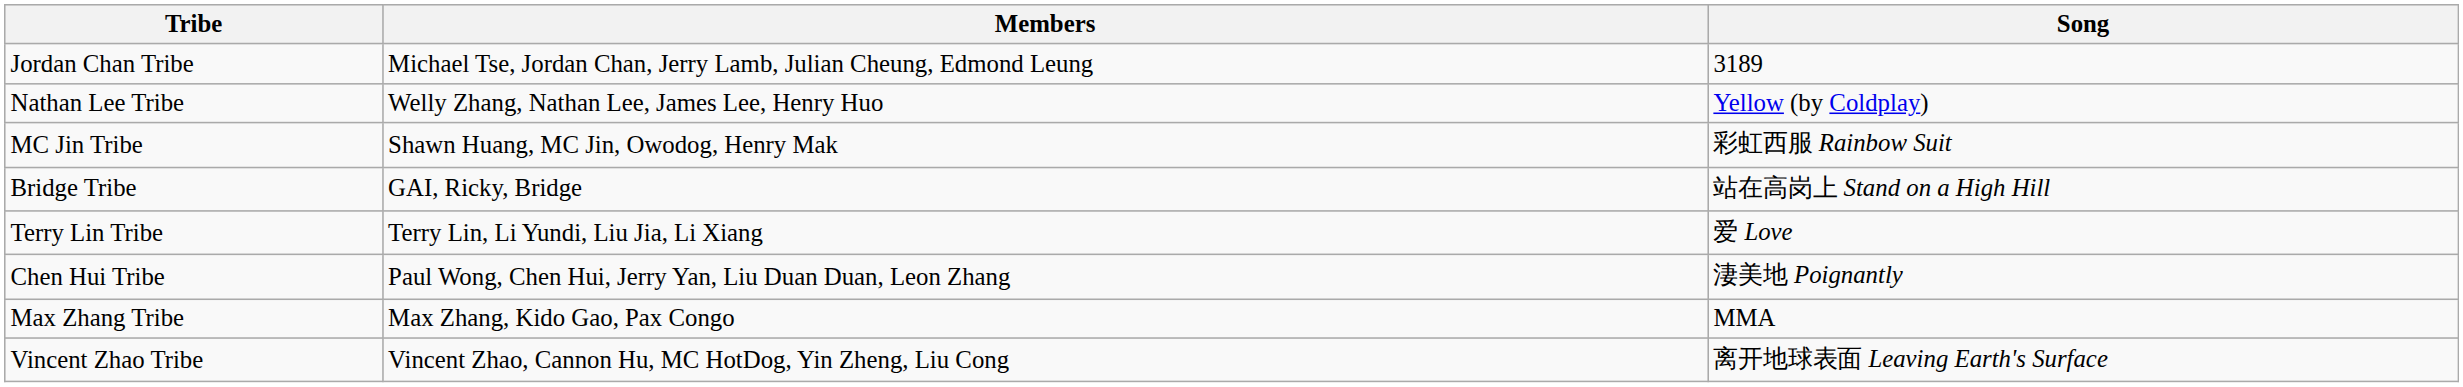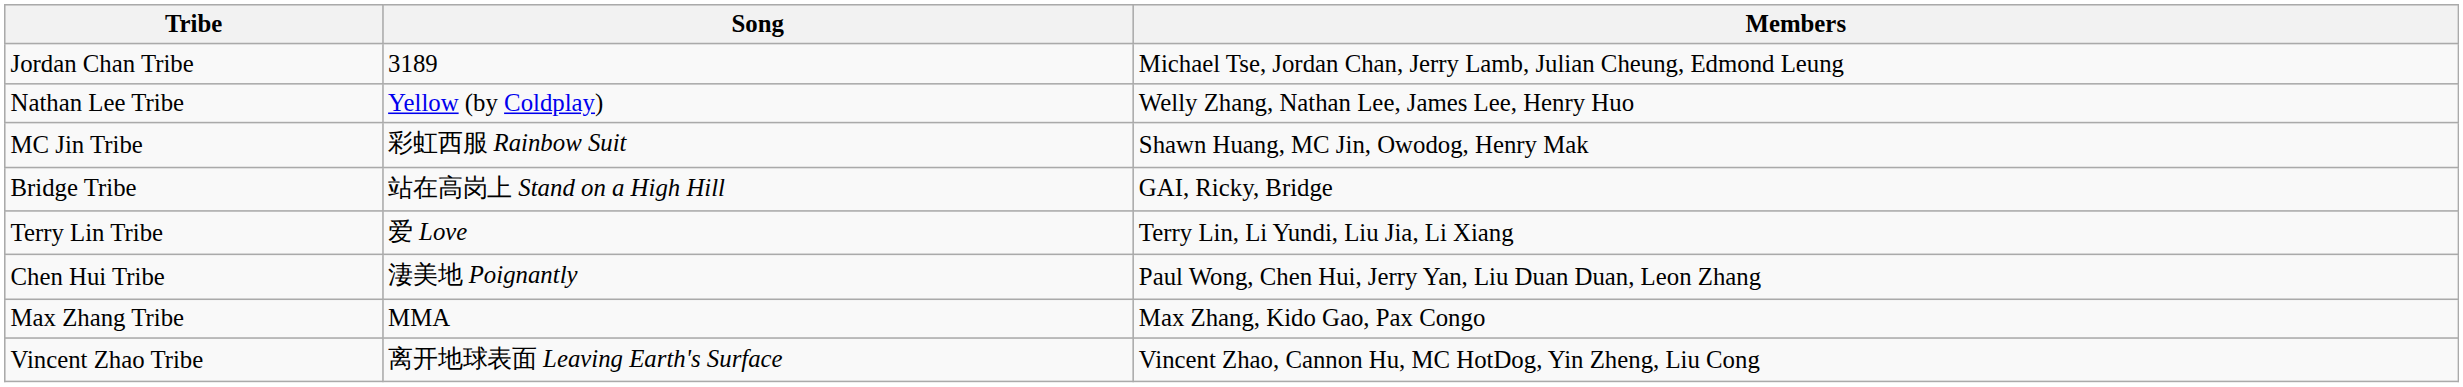columns swapped: (1045, 24) <-> (2083, 24)
